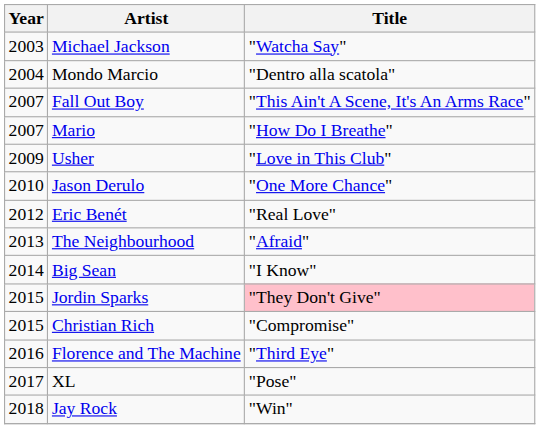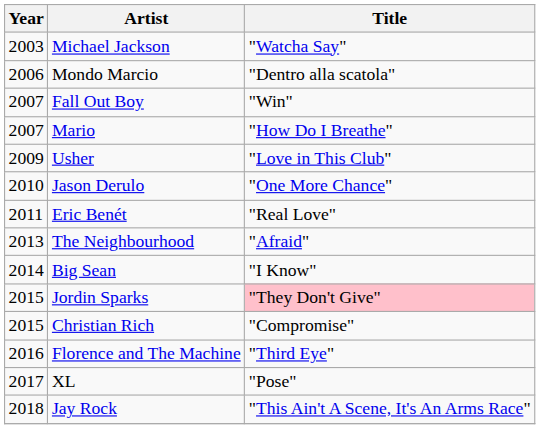(26, 74) 2004 -> (26, 74) 2006
(390, 102) "This Ain't A Scene, It's An Arms Race" -> (271, 102) "Win"
(26, 213) 2012 -> (26, 213) 2011
(271, 409) "Win" -> (390, 409) "This Ain't A Scene, It's An Arms Race"
